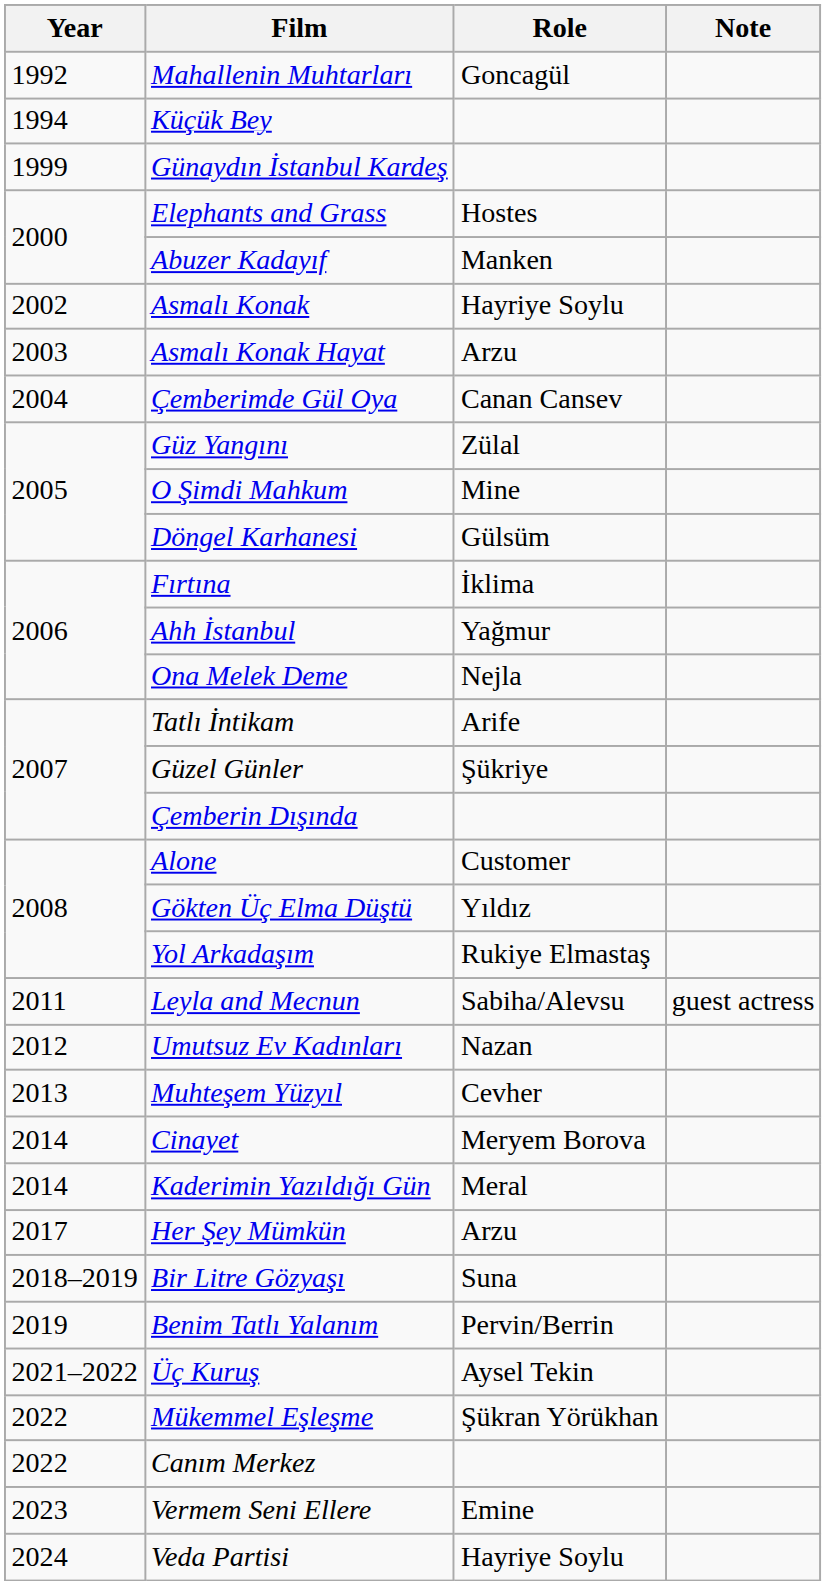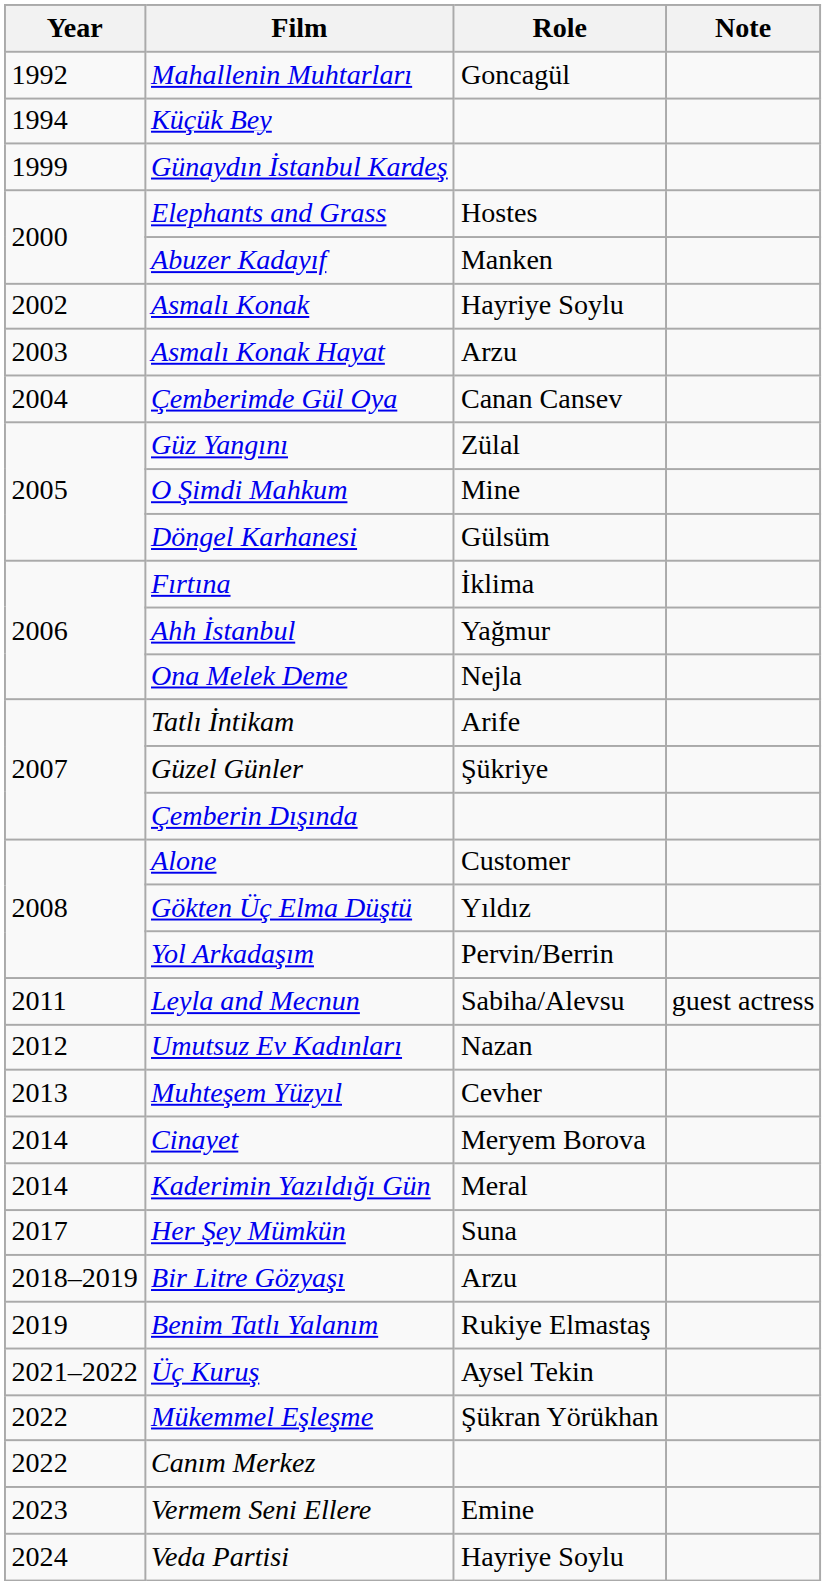(556, 954) Rukiye Elmastaş -> (537, 954) Pervin/Berrin
(489, 1232) Arzu -> (489, 1232) Suna
(489, 1278) Suna -> (489, 1278) Arzu
(537, 1324) Pervin/Berrin -> (556, 1324) Rukiye Elmastaş
